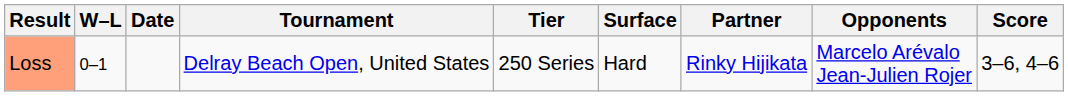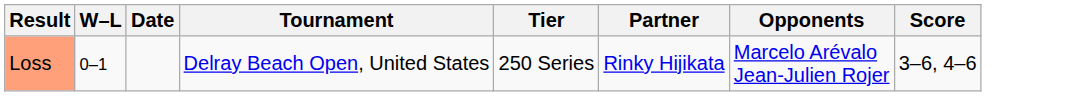- column: (640, 20)
